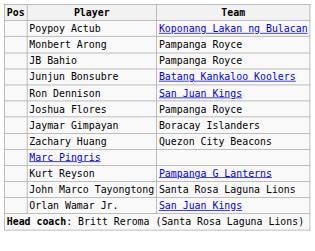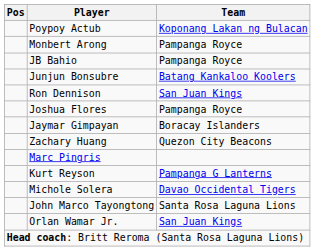+ row: (71, 190)
